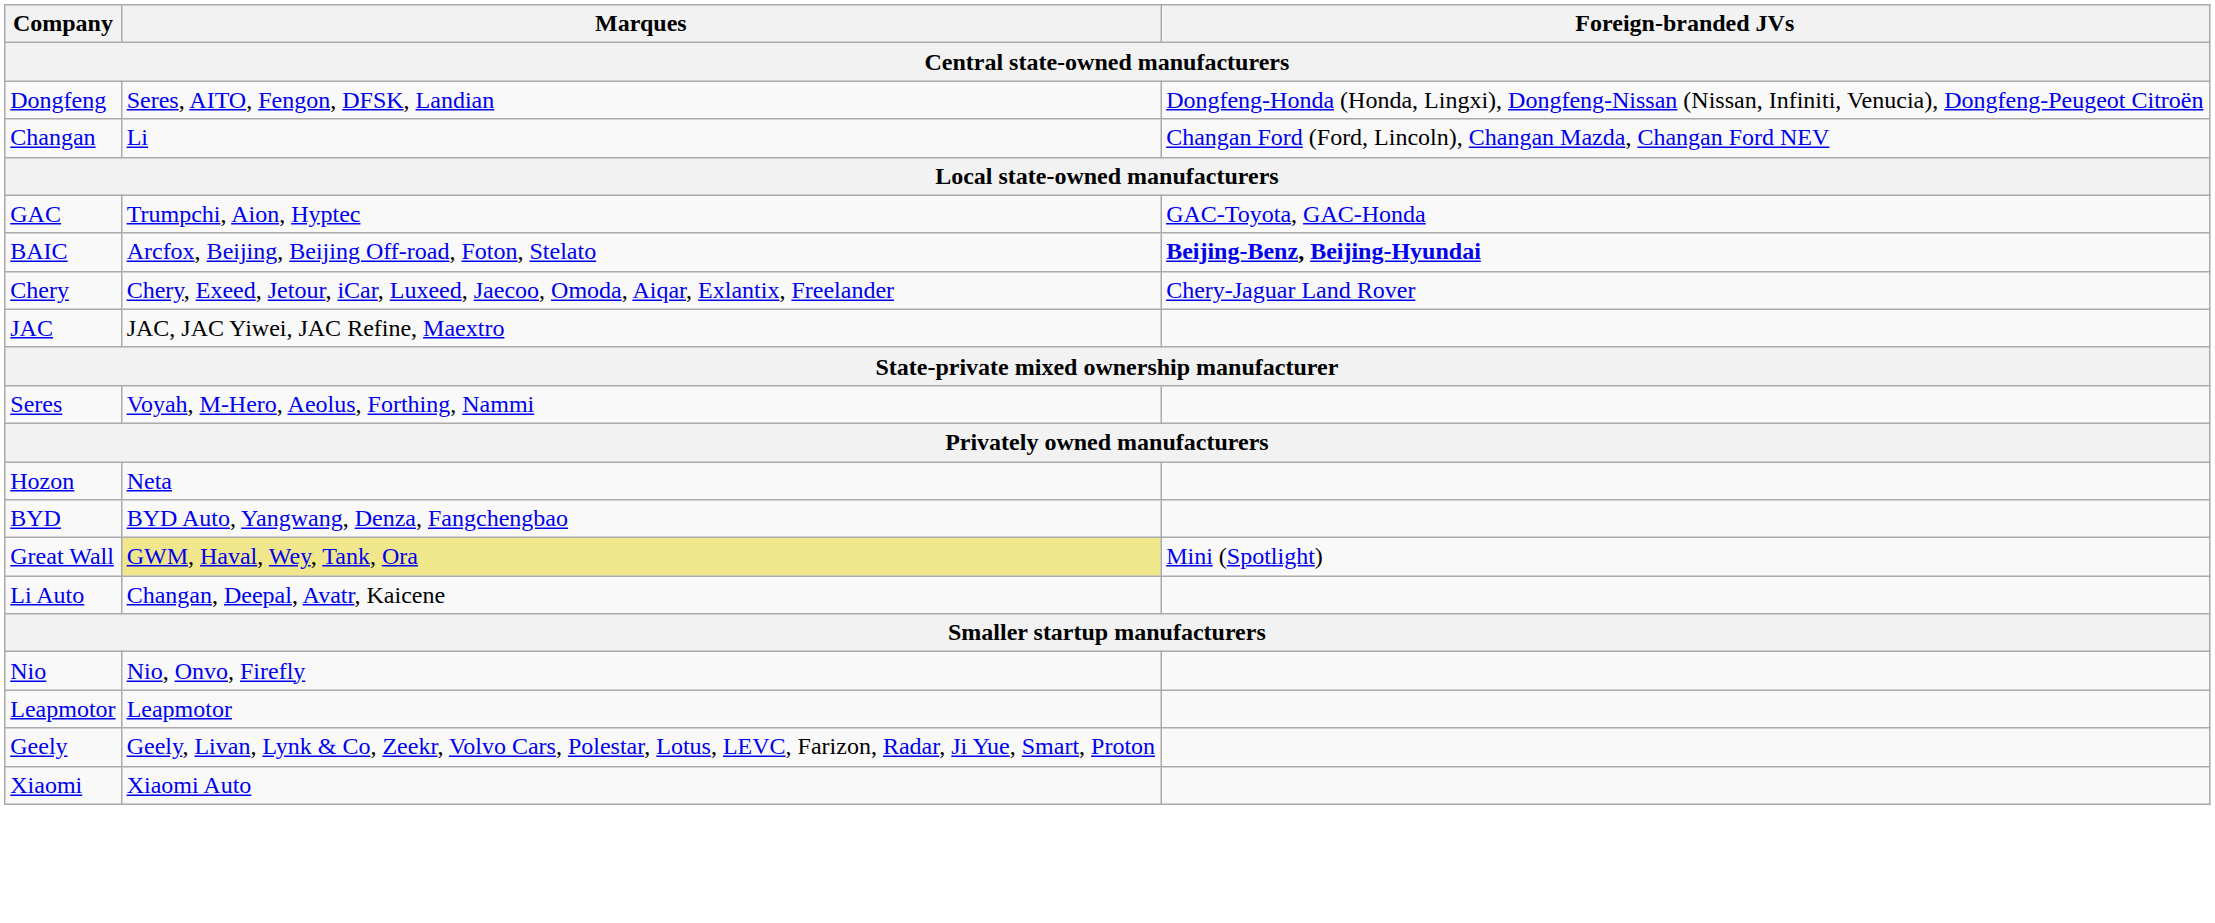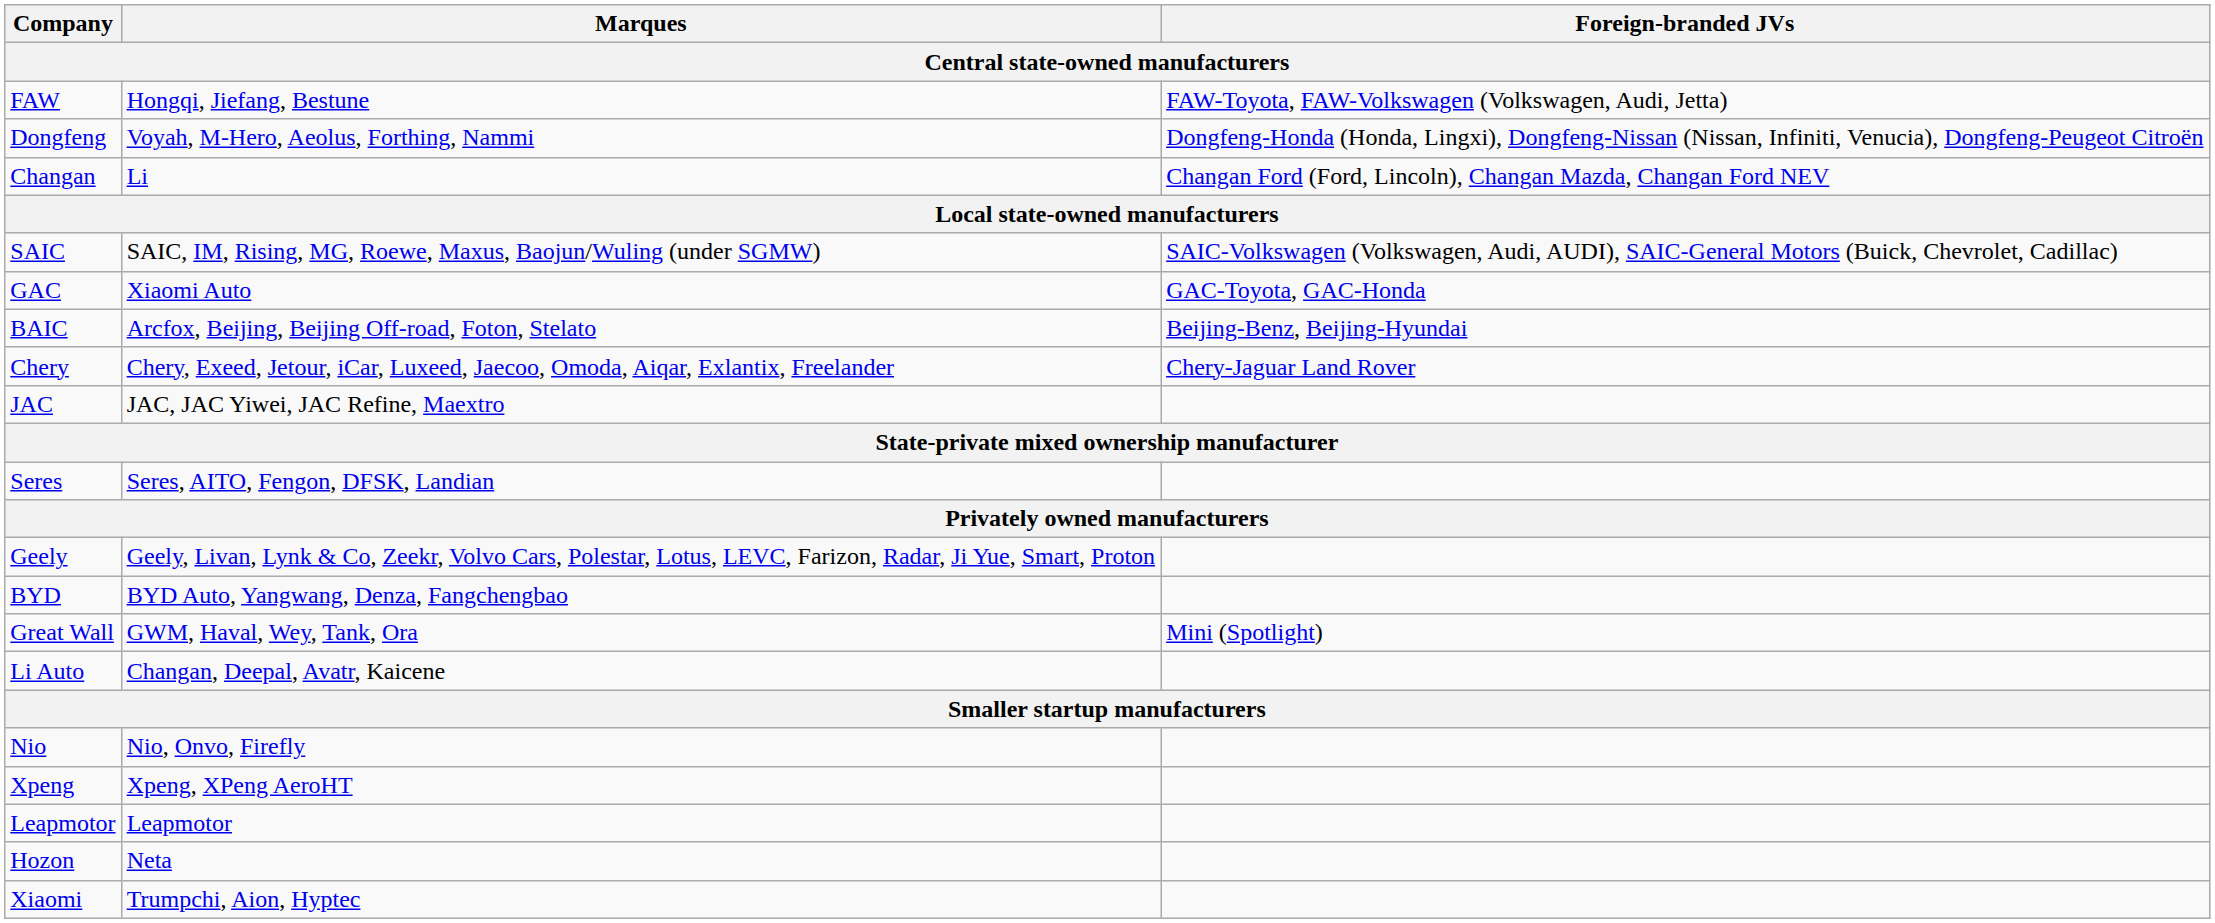+ row: (35, 99)
(310, 99) Seres, AITO, Fengon, DFSK, Landian -> (330, 137) Voyah, M-Hero, Aeolus, Forthing, Nammi
+ row: (38, 251)
(244, 213) Trumpchi, Aion, Hyptec -> (189, 289) Xiaomi Auto
(1323, 251) bold -> (1317, 328) normal
(330, 404) Voyah, M-Hero, Aeolus, Forthing, Nammi -> (310, 480) Seres, AITO, Fengon, DFSK, Landian
rows swapped: (39, 746) <-> (42, 480)
(272, 556) khaki background -> (272, 632) no background
+ row: (42, 784)
(189, 784) Xiaomi Auto -> (244, 898) Trumpchi, Aion, Hyptec
